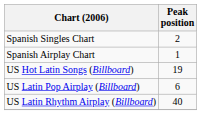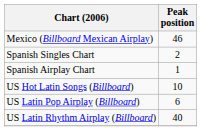+ row: (80, 39)
(178, 70) 19 -> (178, 86) 10
